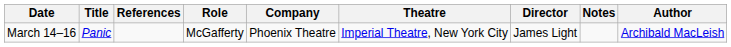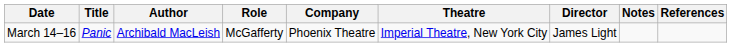columns swapped: (673, 13) <-> (149, 13)
